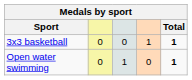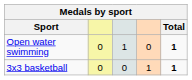rows swapped: (31, 63) <-> (37, 42)
